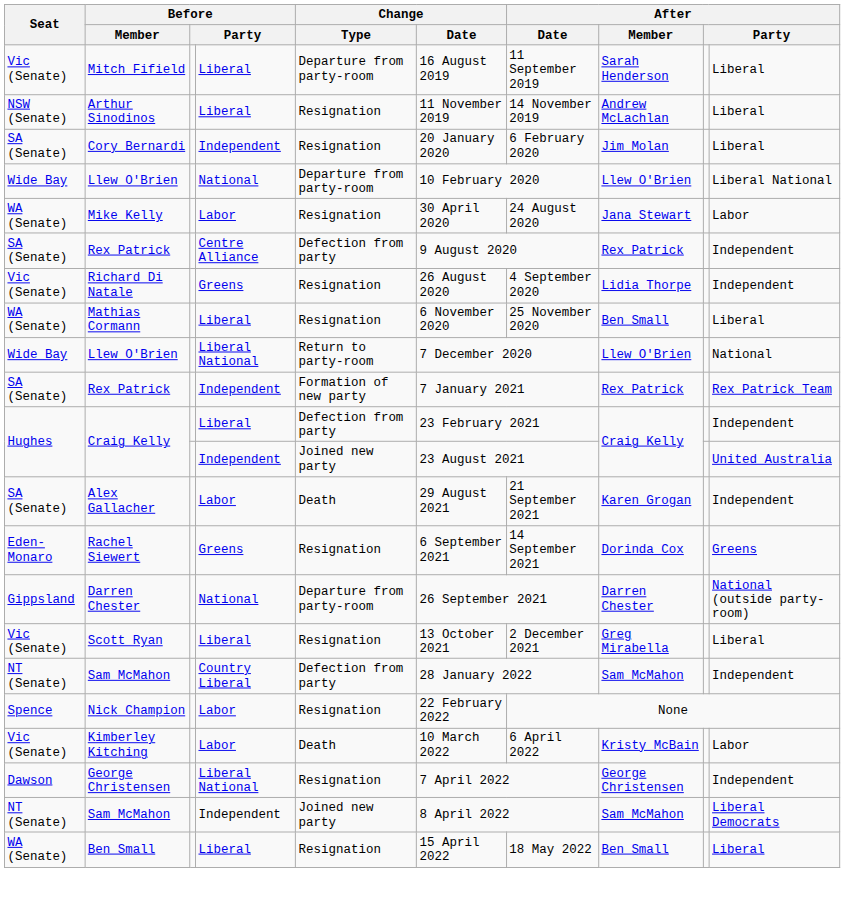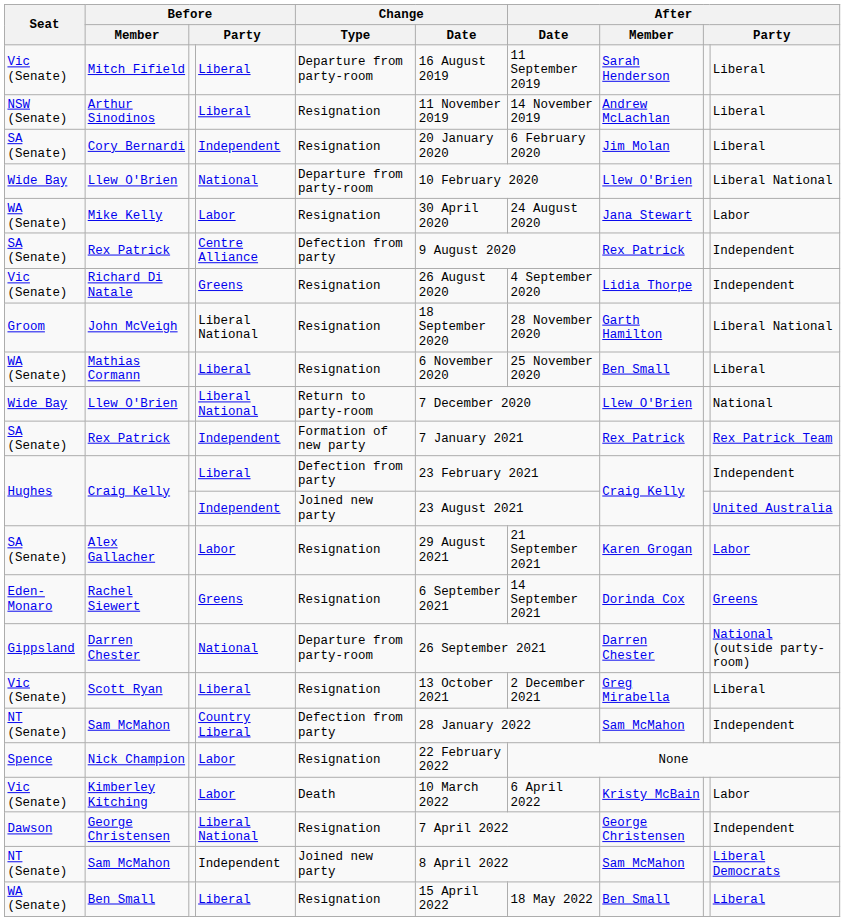+ row: (133, 327)
(317, 501) Death -> (339, 550) Resignation
(753, 501) Independent -> (731, 550) Labor
